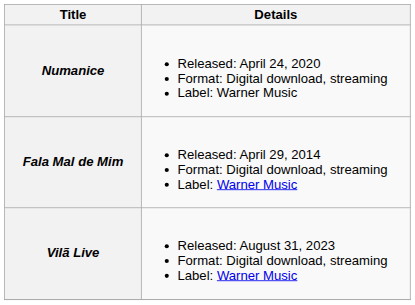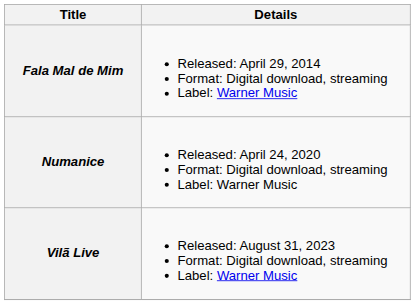rows swapped: (73, 162) <-> (73, 70)
